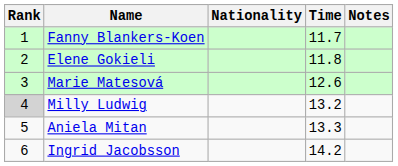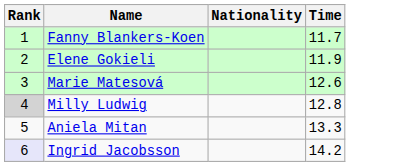- column: (369, 16)
(325, 61) 11.8 -> (325, 61) 11.9
(325, 106) 13.2 -> (325, 106) 12.8
(24, 151) no background -> (24, 151) lavender background
